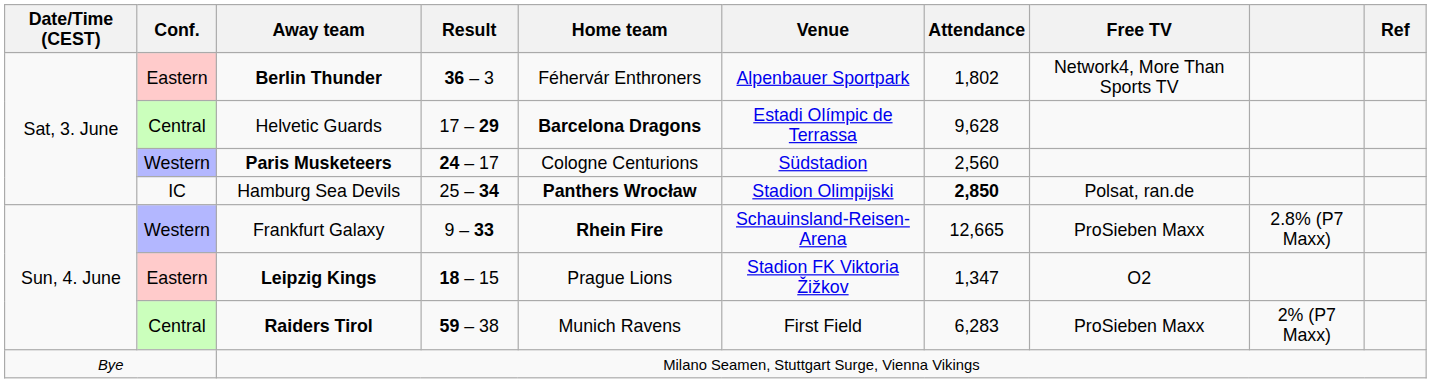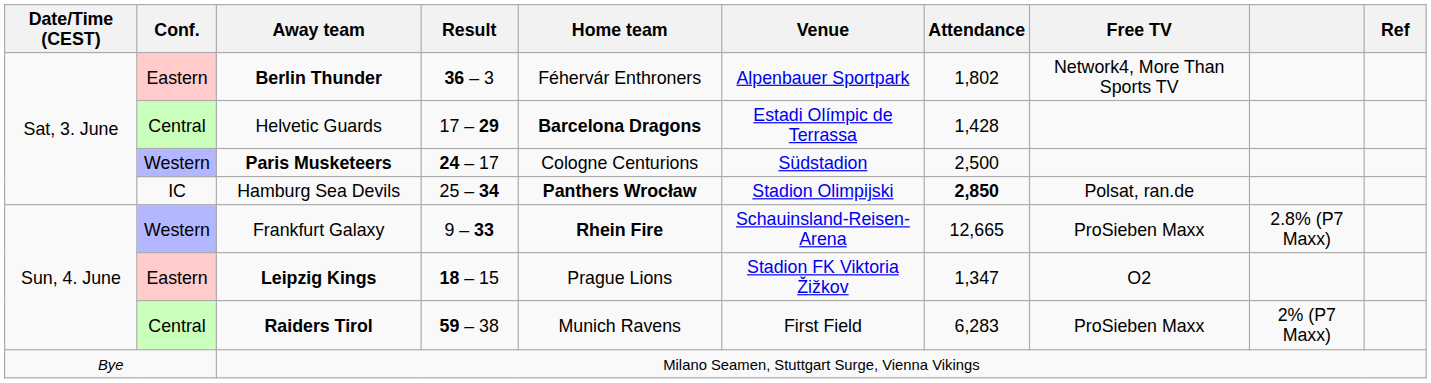(977, 125) 9,628 -> (977, 125) 1,428
(977, 163) 2,560 -> (977, 163) 2,500
